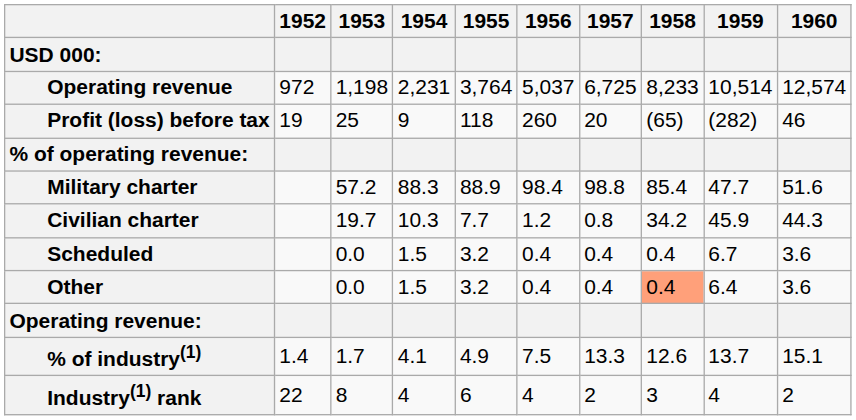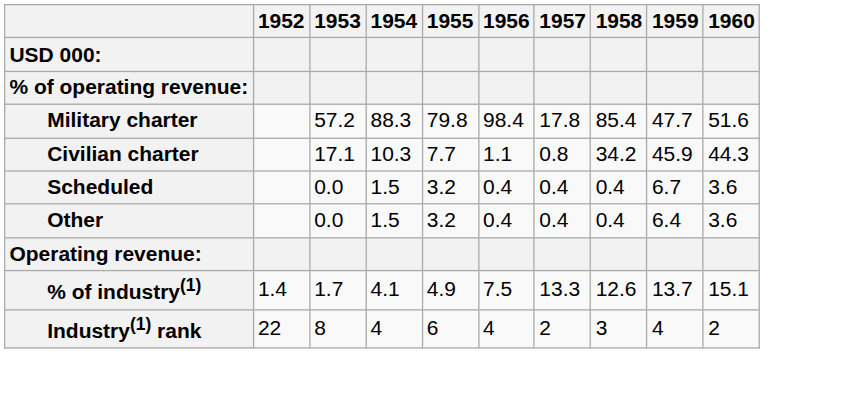- row: (140, 87)
- row: (158, 120)
(480, 187) 88.9 -> (447, 120) 79.8
(605, 187) 98.8 -> (560, 120) 17.8
(356, 220) 19.7 -> (335, 154) 17.1
(537, 220) 1.2 -> (498, 154) 1.1
(661, 287) lightsalmon background -> (610, 220) no background
